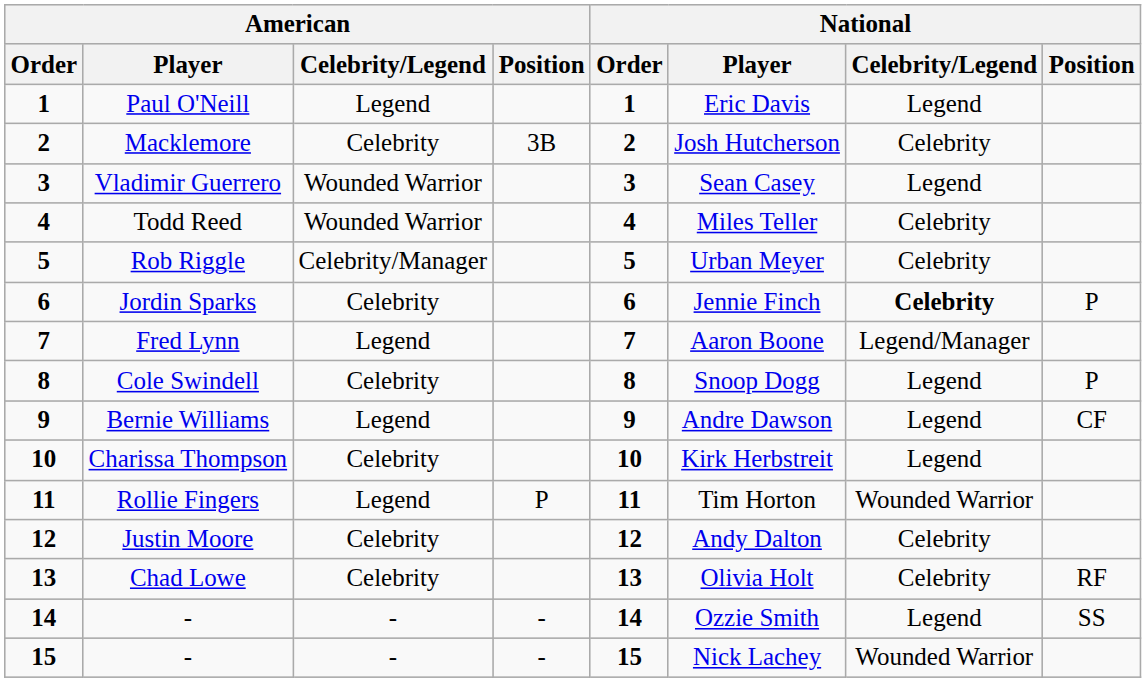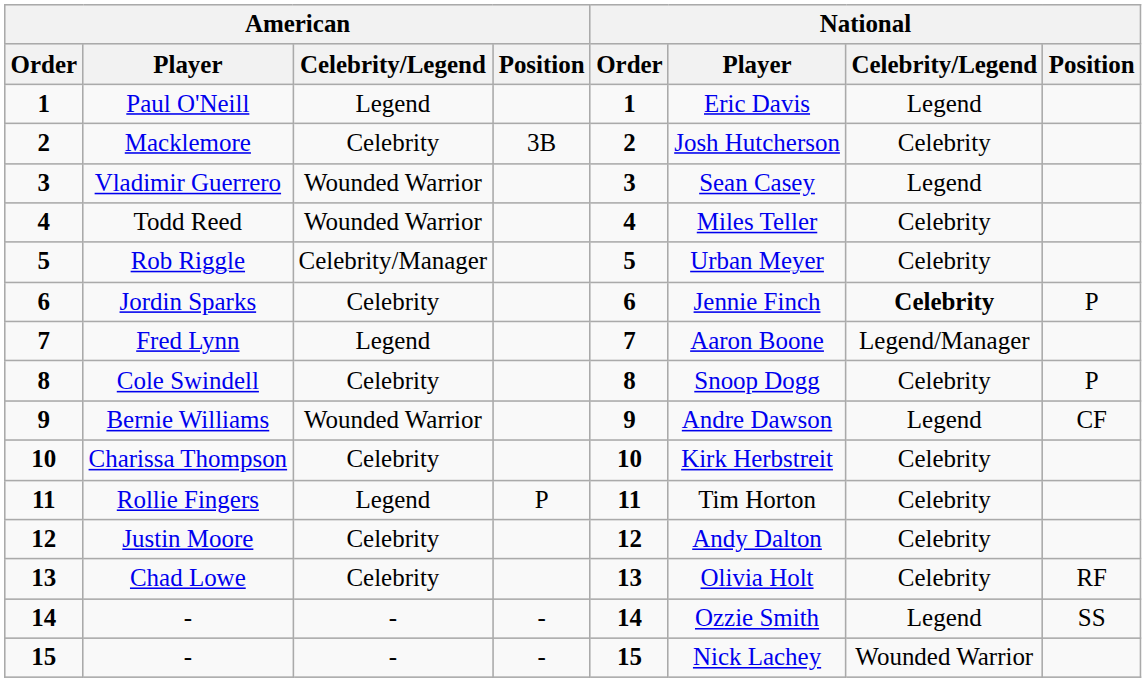(944, 380) Legend -> (944, 380) Celebrity
(393, 420) Legend -> (393, 420) Wounded Warrior
(944, 459) Legend -> (944, 459) Celebrity
(944, 499) Wounded Warrior -> (944, 499) Celebrity
